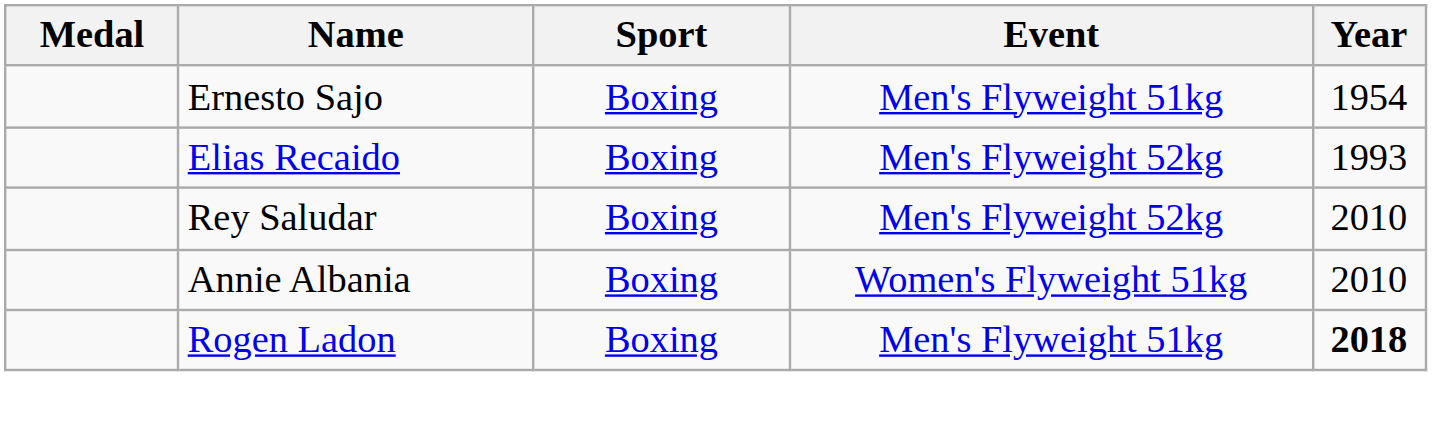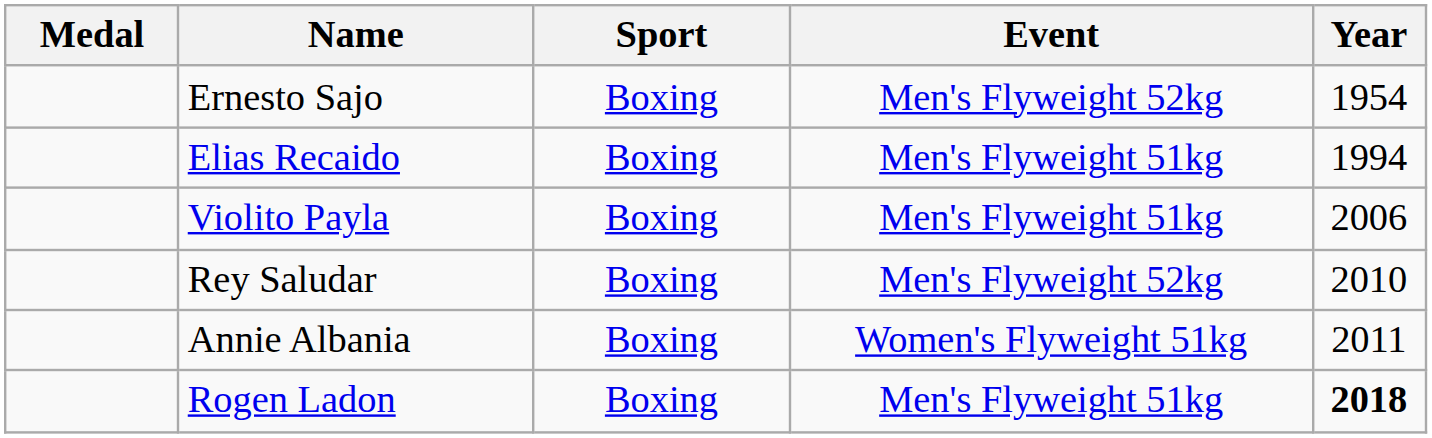(1051, 95) Men's Flyweight 51kg -> (1051, 95) Men's Flyweight 52kg
(1051, 156) Men's Flyweight 52kg -> (1051, 156) Men's Flyweight 51kg
(1369, 156) 1993 -> (1369, 156) 1994
+ row: (288, 217)
(1369, 278) 2010 -> (1369, 339) 2011
